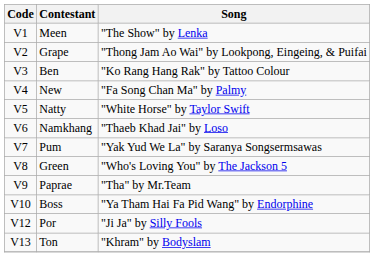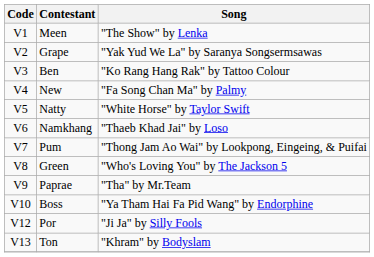(234, 52) "Thong Jam Ao Wai" by Lookpong, Eingeing, & Puifai -> (211, 52) "Yak Yud We La" by Saranya Songsermsawas
(211, 147) "Yak Yud We La" by Saranya Songsermsawas -> (234, 147) "Thong Jam Ao Wai" by Lookpong, Eingeing, & Puifai
